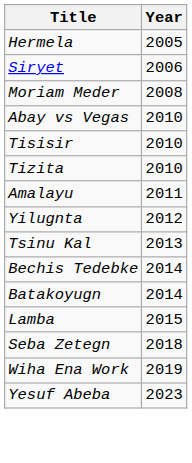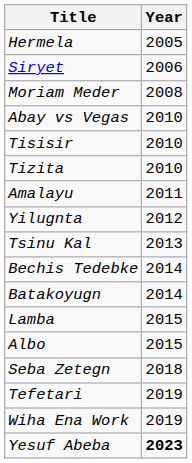+ row: (27, 345)
+ row: (45, 395)
(164, 395) normal -> (164, 446) bold
